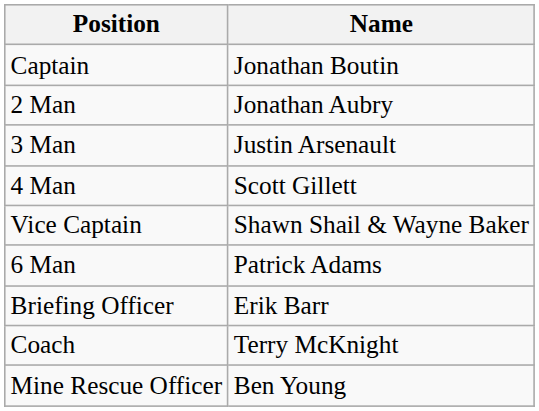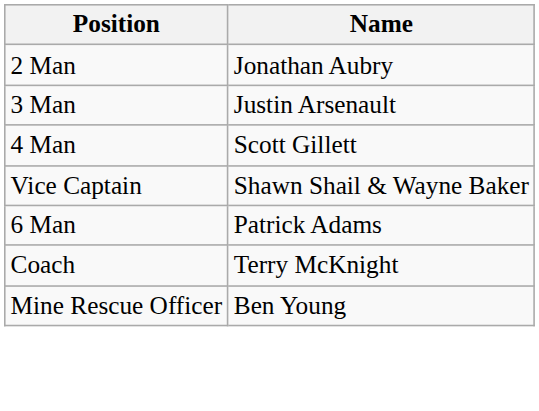- row: (50, 64)
- row: (92, 305)
